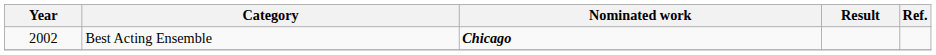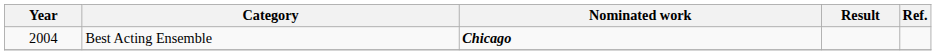(43, 38) 2002 -> (43, 38) 2004
